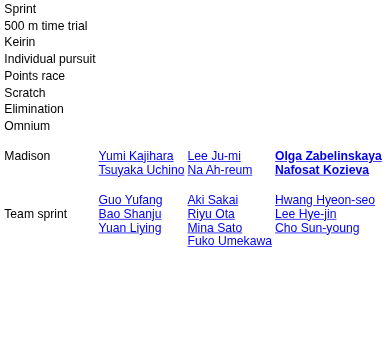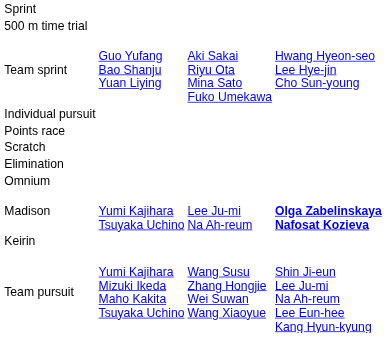rows swapped: (20, 42) <-> (36, 214)
+ row: (39, 292)
